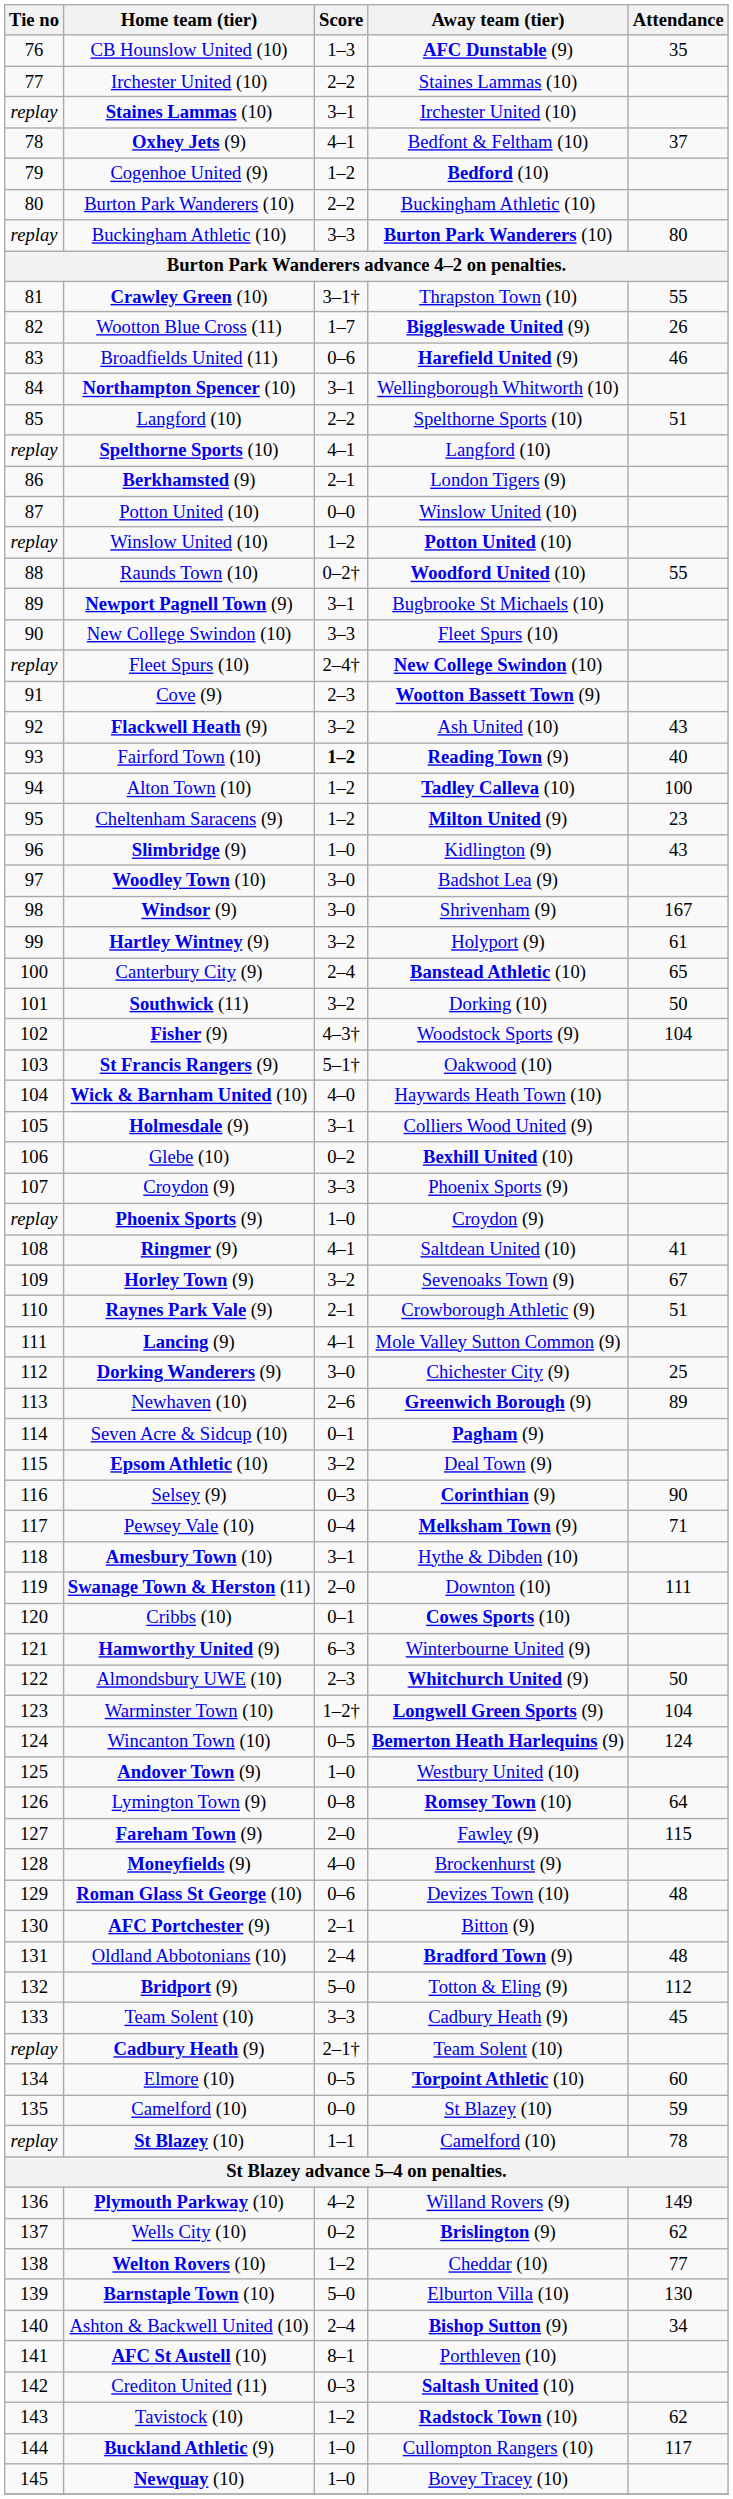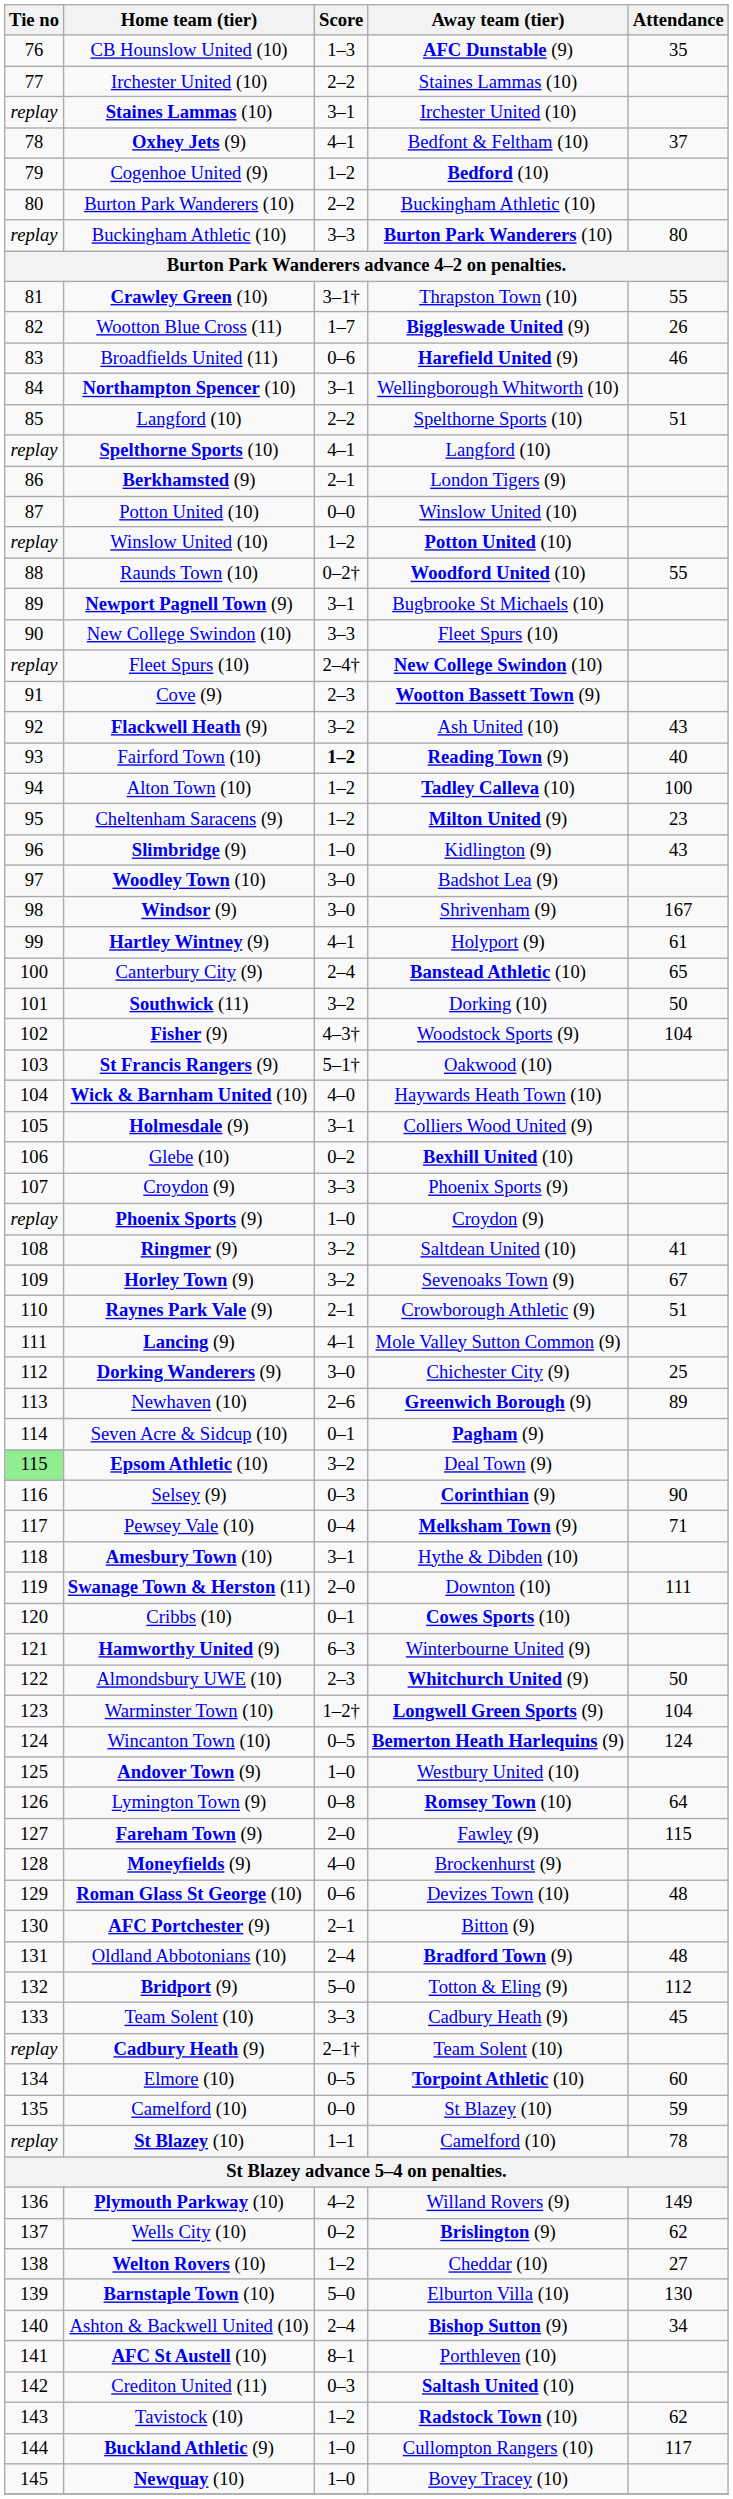(341, 941) 3–2 -> (341, 941) 4–1
(341, 1249) 4–1 -> (341, 1249) 3–2
(34, 1464) no background -> (34, 1464) lightgreen background
(678, 2263) 77 -> (678, 2263) 27
